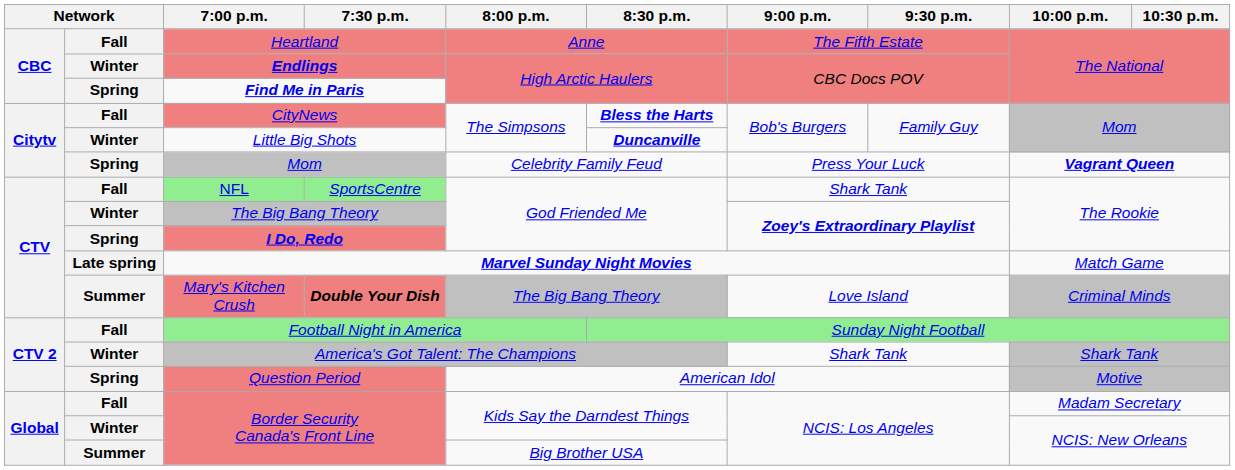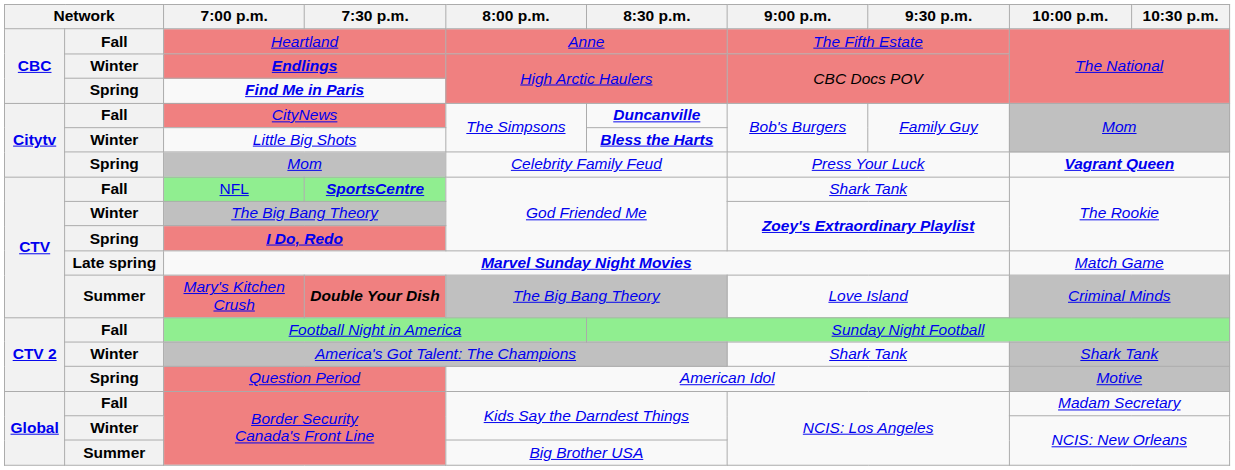(657, 115) Bless the Harts -> (657, 115) Duncanville
(657, 139) Duncanville -> (657, 139) Bless the Harts
(375, 189) normal -> (375, 189) bold
